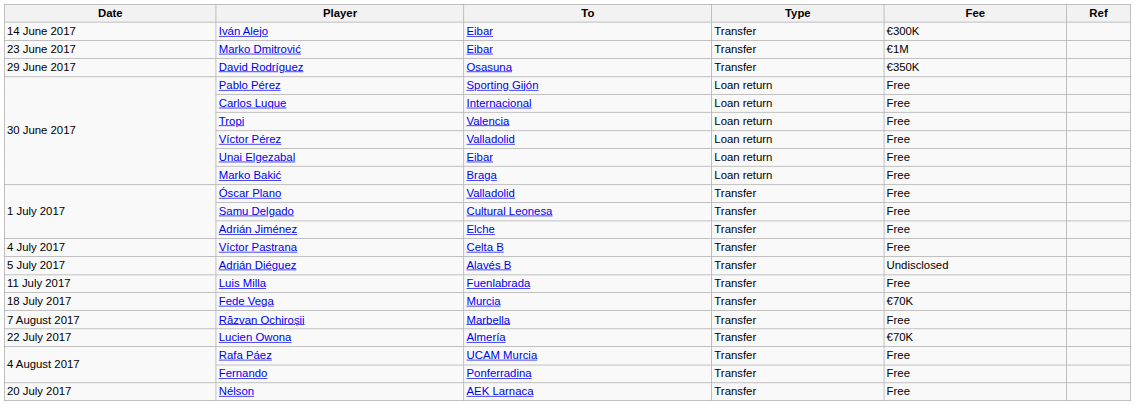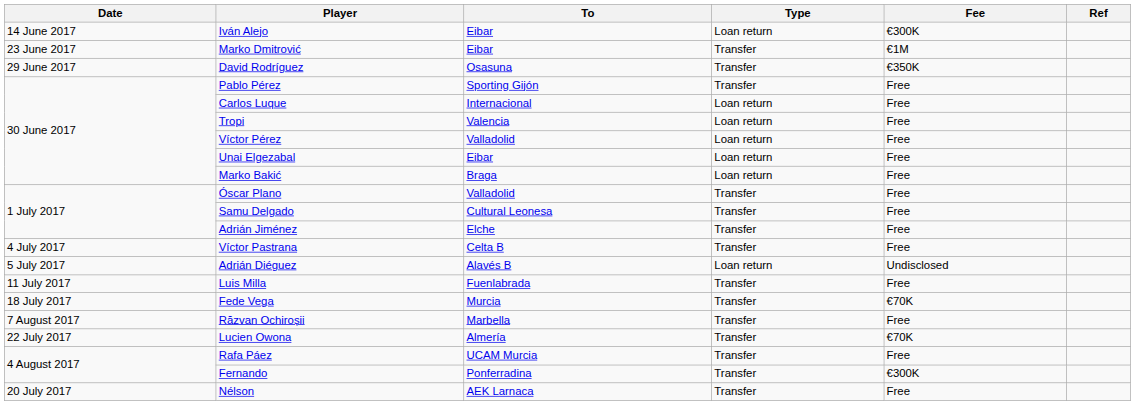(735, 31) Transfer -> (743, 31) Loan return
(743, 85) Loan return -> (735, 85) Transfer
(735, 265) Transfer -> (743, 265) Loan return
(898, 373) Free -> (903, 373) €300K
